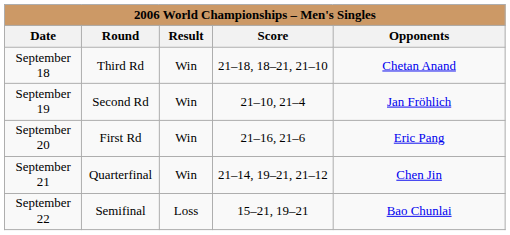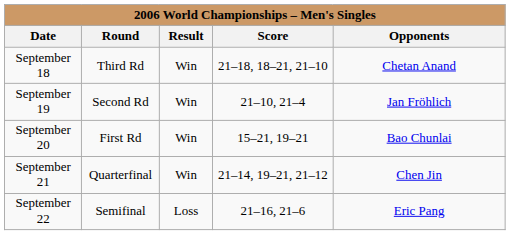(273, 138) 21–16, 21–6 -> (273, 138) 15–21, 19–21
(419, 138) Eric Pang -> (419, 138) Bao Chunlai
(273, 211) 15–21, 19–21 -> (273, 211) 21–16, 21–6
(419, 211) Bao Chunlai -> (419, 211) Eric Pang
